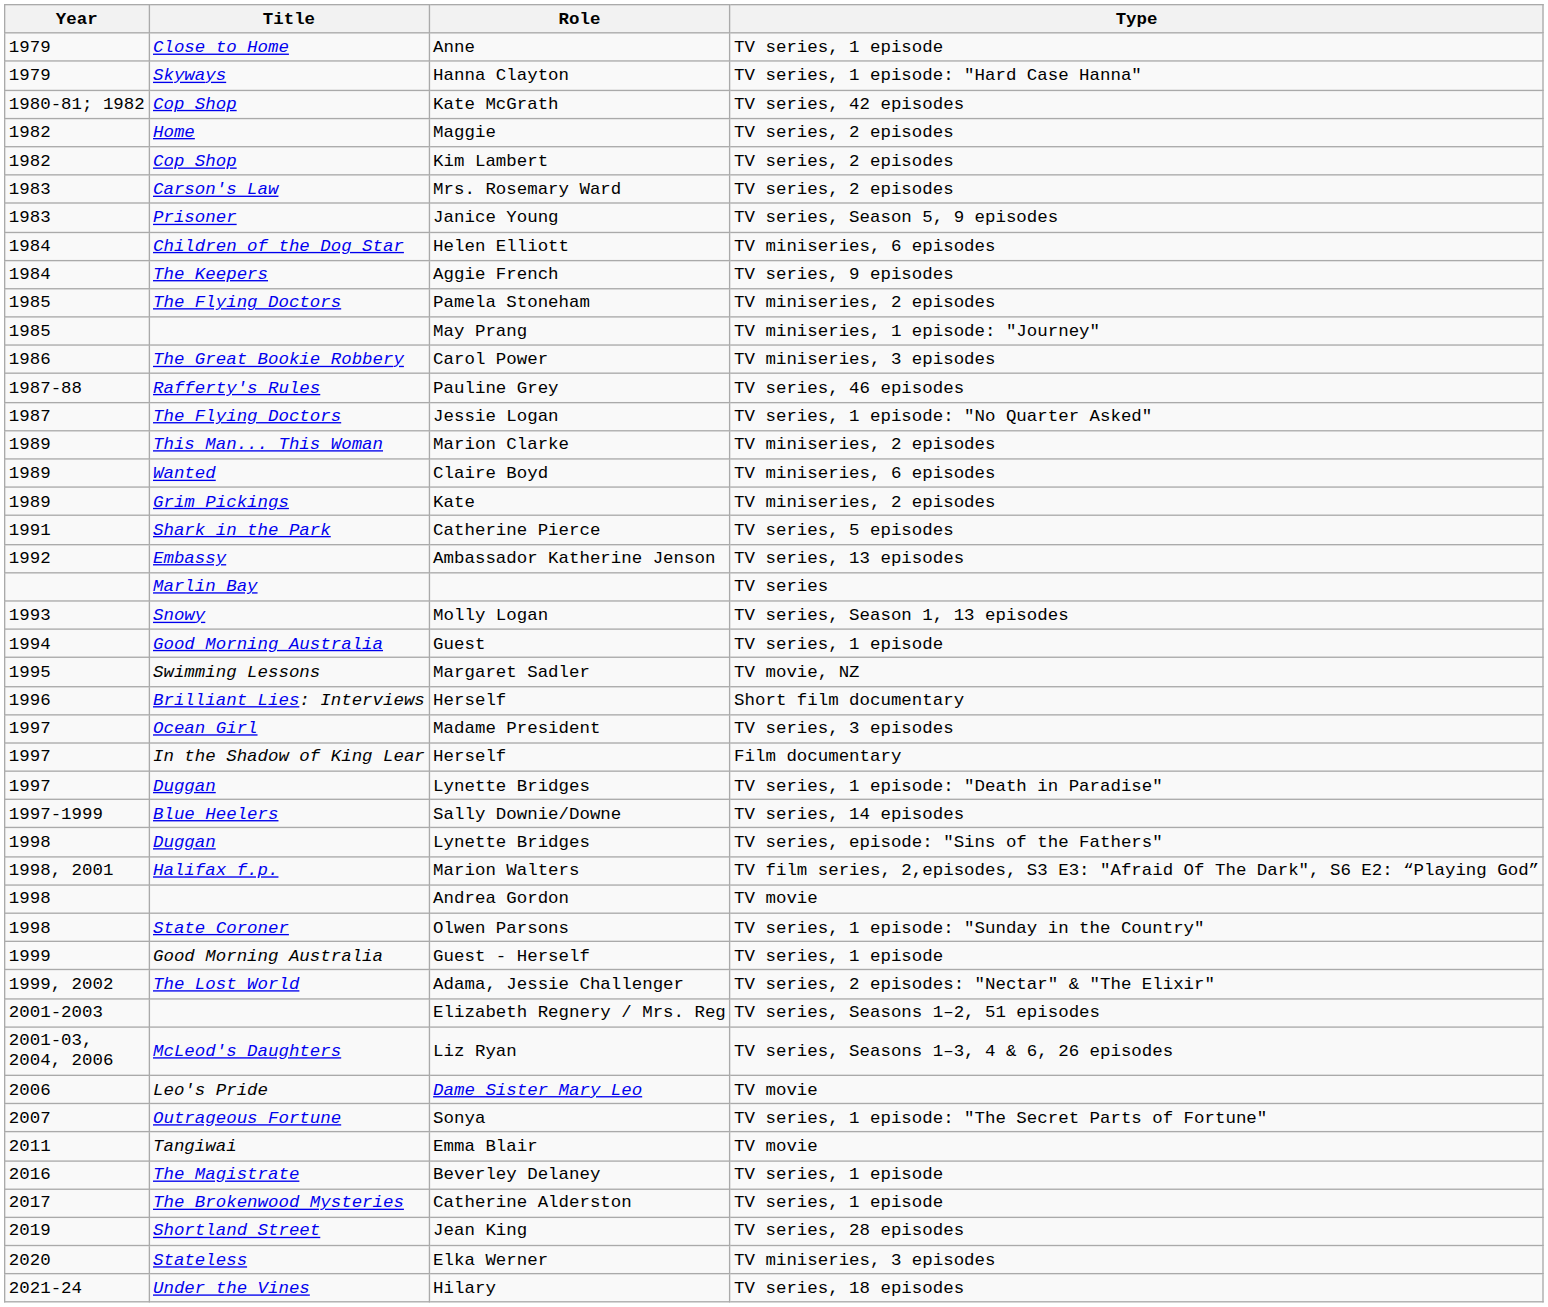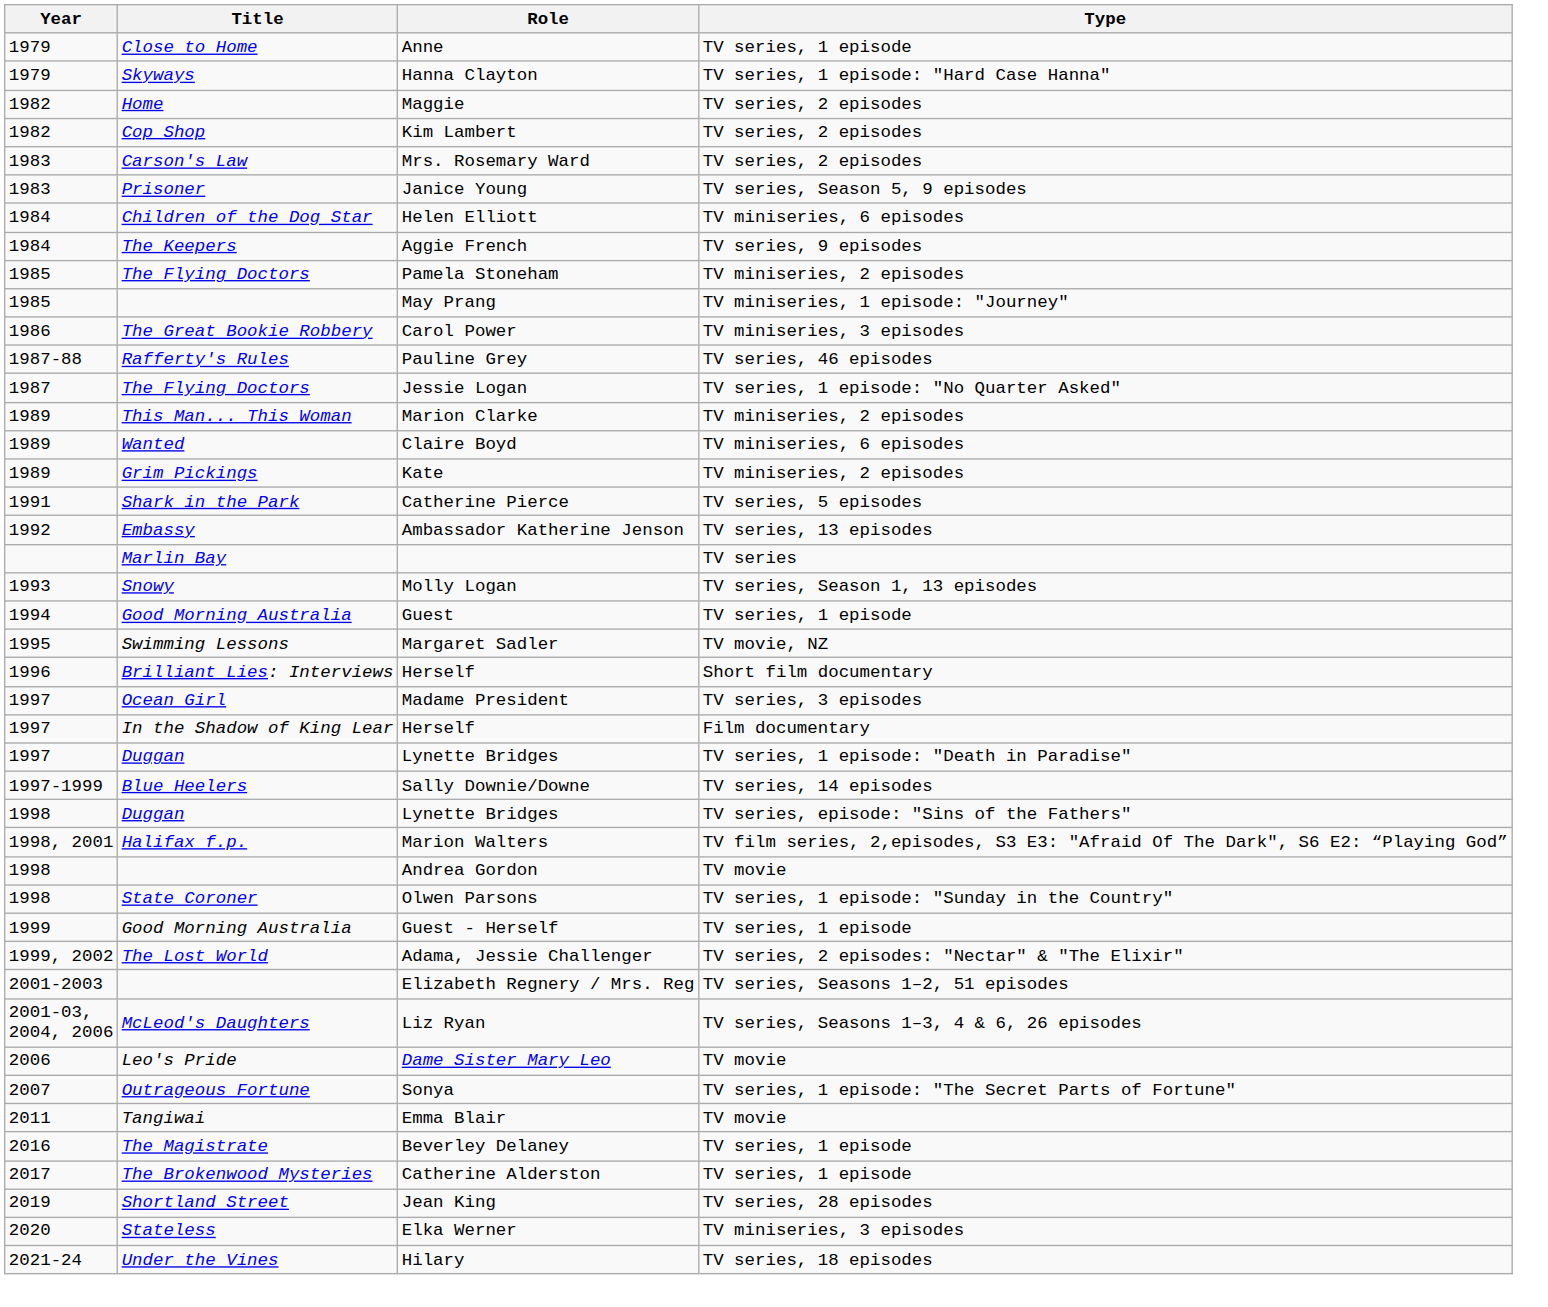- row: (77, 104)
